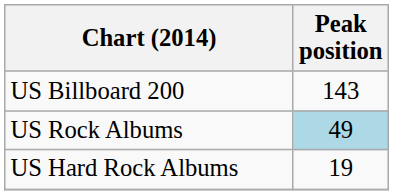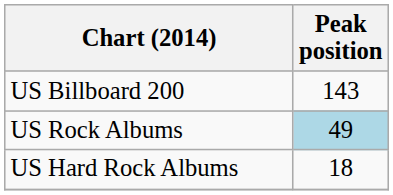(341, 168) 19 -> (341, 168) 18
